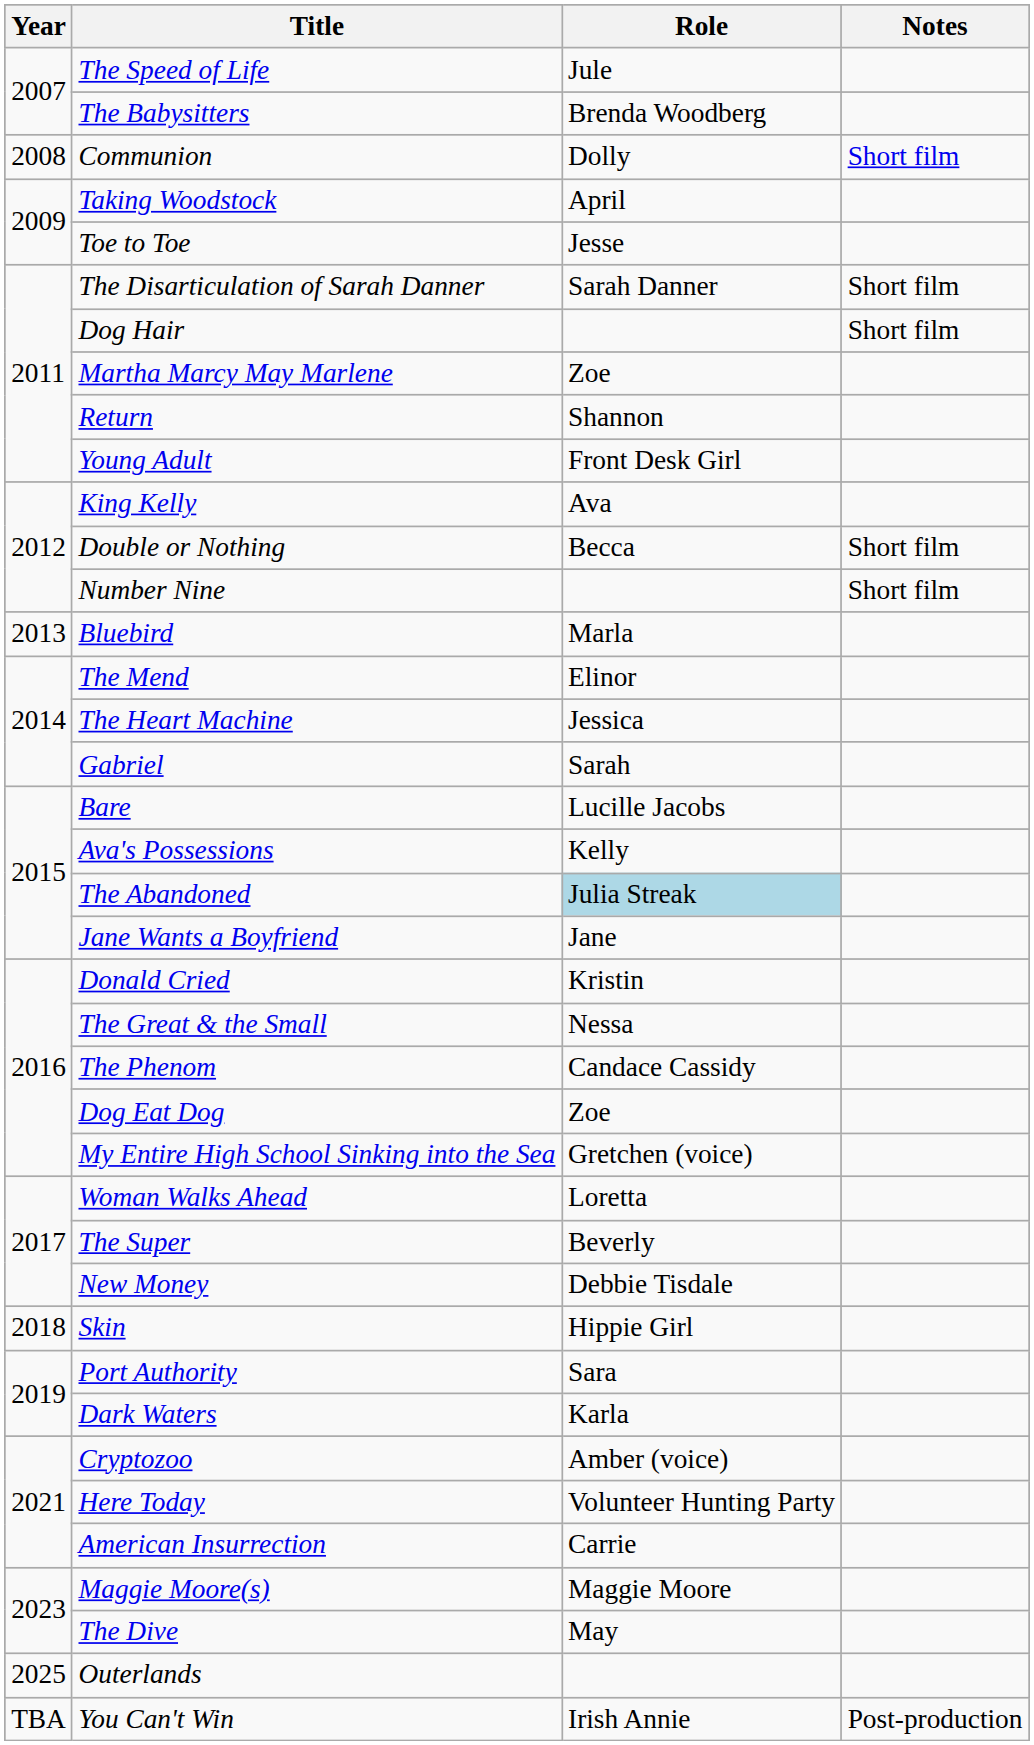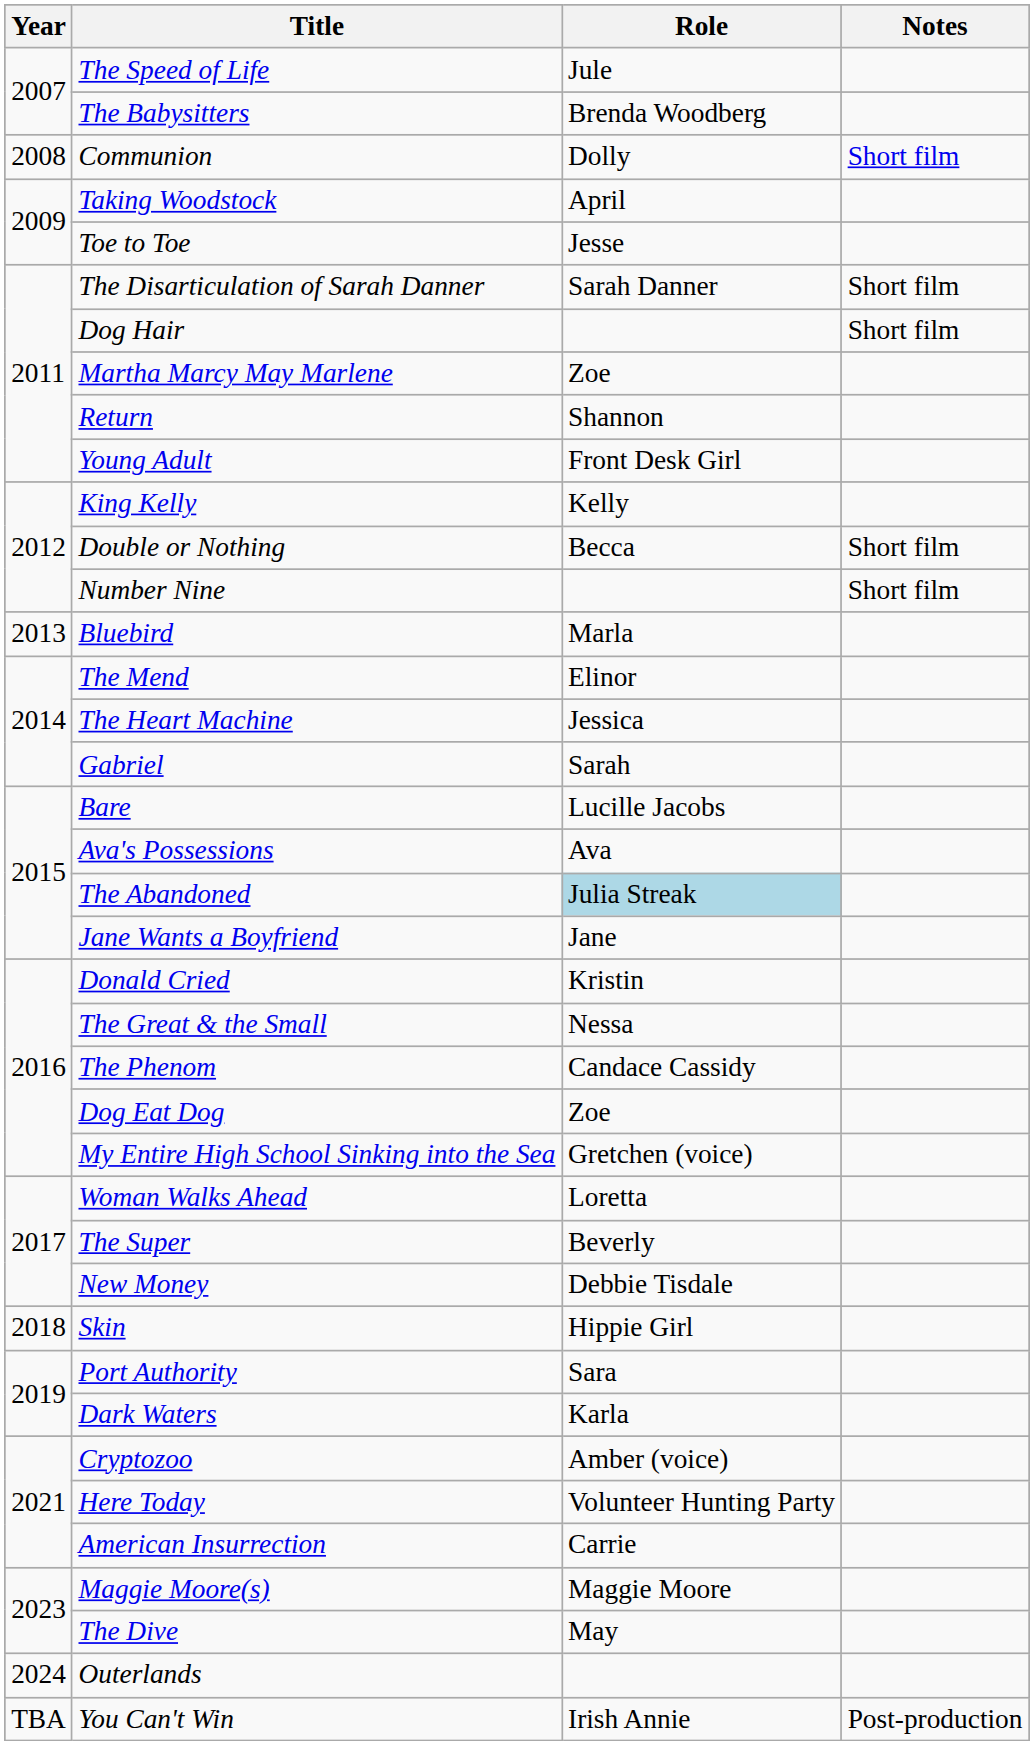(590, 503) Ava -> (598, 503) Kelly
(598, 850) Kelly -> (590, 850) Ava
(39, 1675) 2025 -> (39, 1675) 2024
